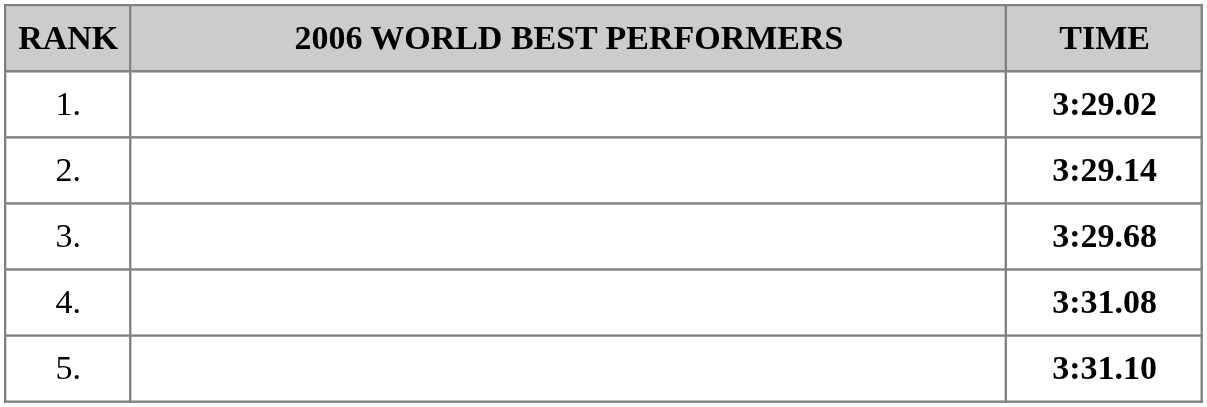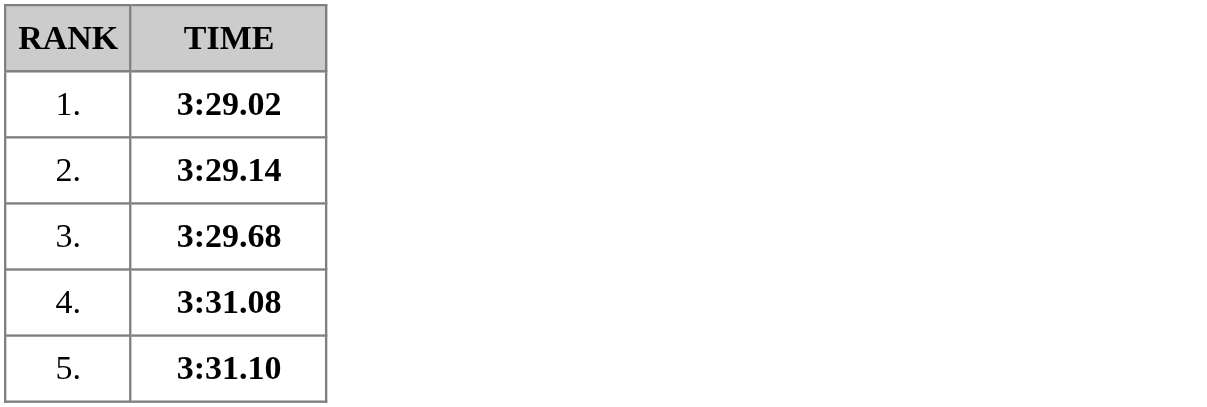- column: (569, 37)
